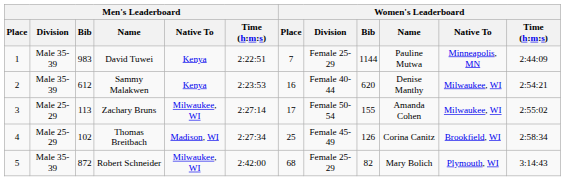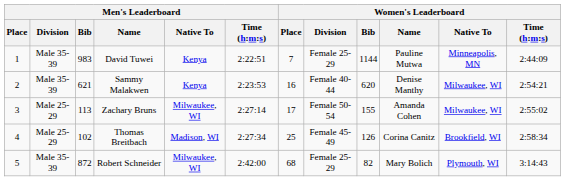(85, 85) 612 -> (85, 85) 621
